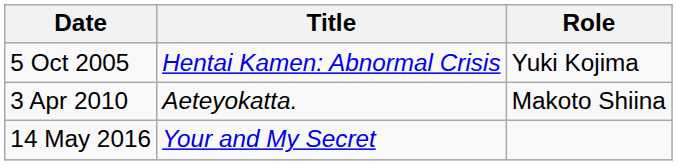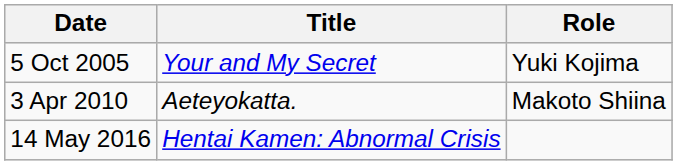(331, 62) Hentai Kamen: Abnormal Crisis -> (269, 62) Your and My Secret
(269, 139) Your and My Secret -> (331, 139) Hentai Kamen: Abnormal Crisis
